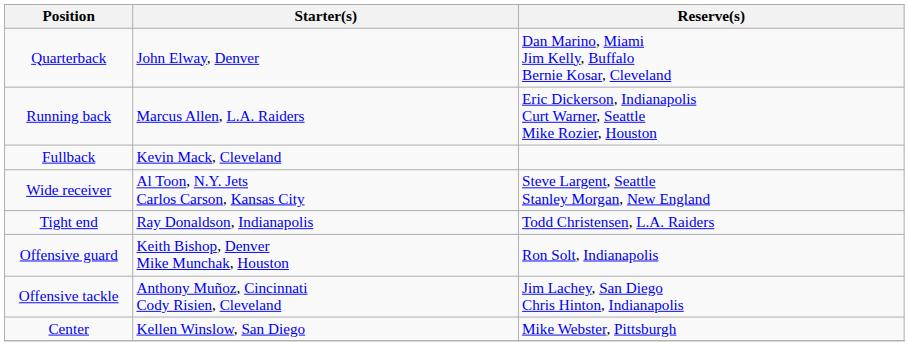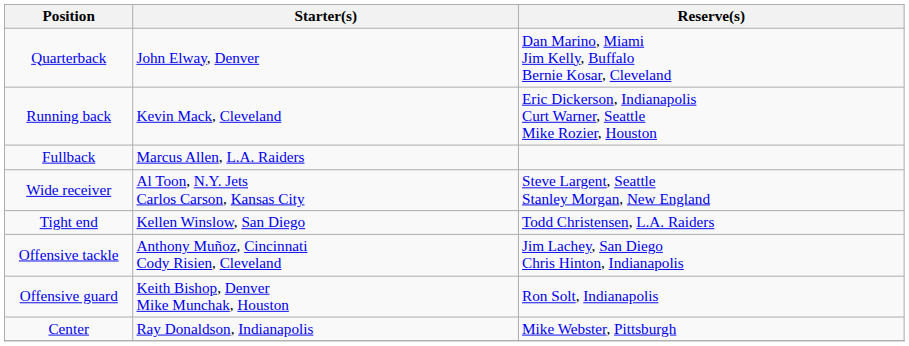(220, 116) Marcus Allen, L.A. Raiders -> (209, 116) Kevin Mack, Cleveland
(209, 157) Kevin Mack, Cleveland -> (220, 157) Marcus Allen, L.A. Raiders
(225, 222) Ray Donaldson, Indianapolis -> (221, 222) Kellen Winslow, San Diego
rows swapped: (69, 296) <-> (69, 255)
(221, 329) Kellen Winslow, San Diego -> (225, 329) Ray Donaldson, Indianapolis
